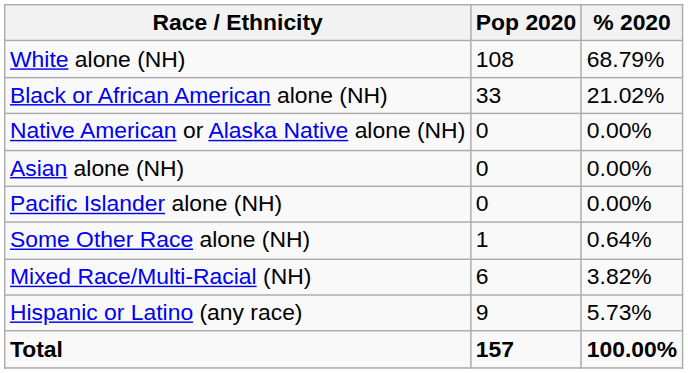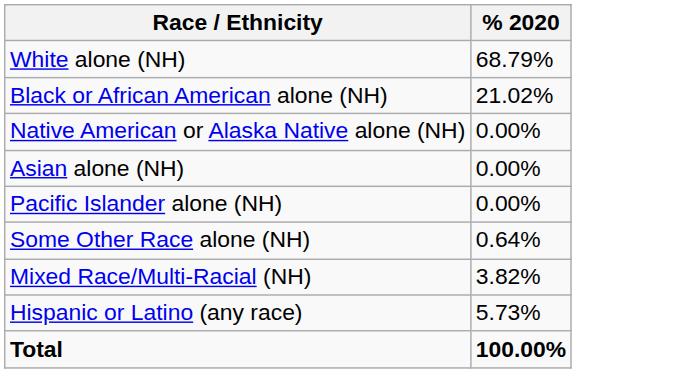- column: (526, 22)
